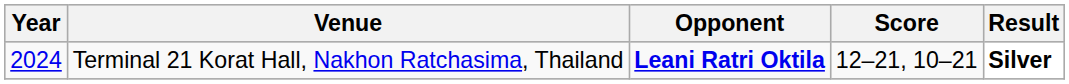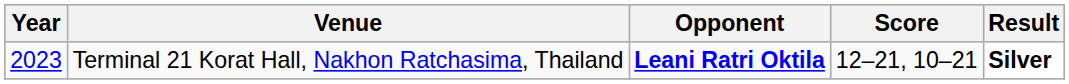(36, 60) 2024 -> (36, 60) 2023
